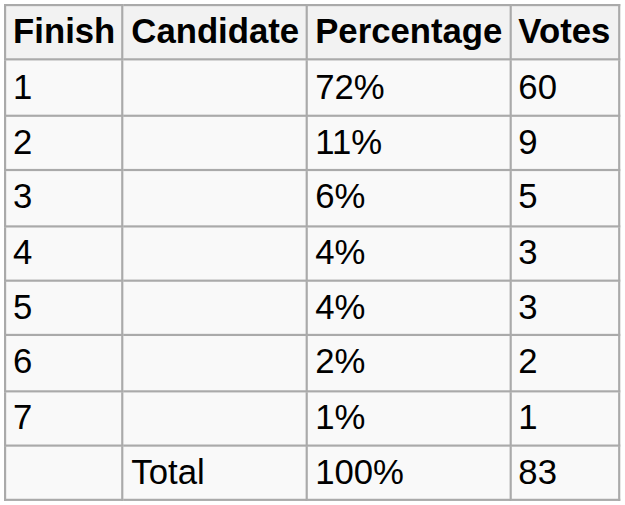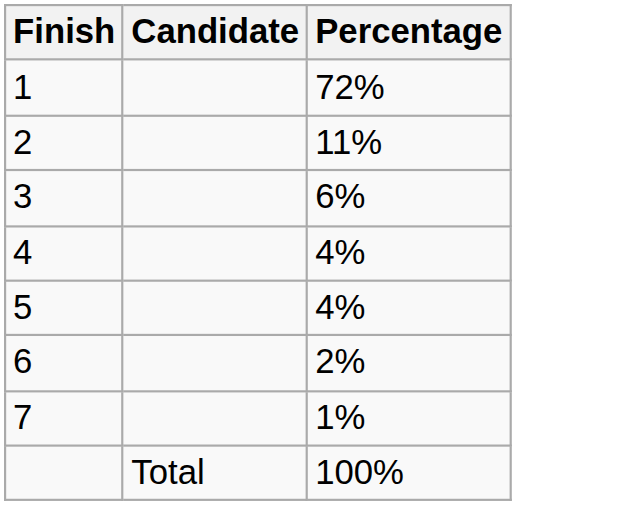- column: (564, 32)
